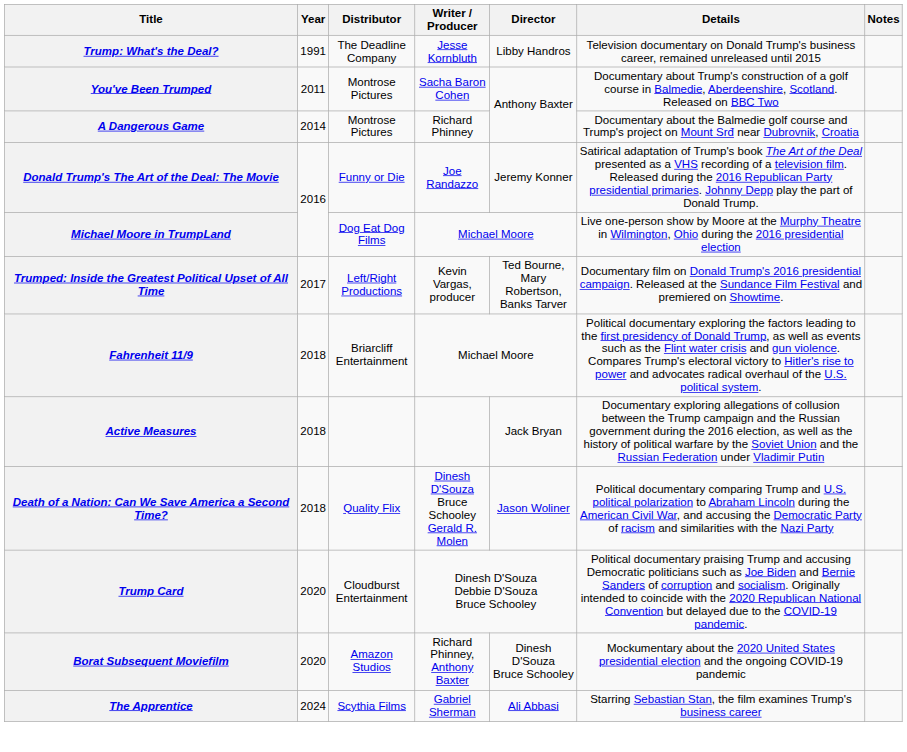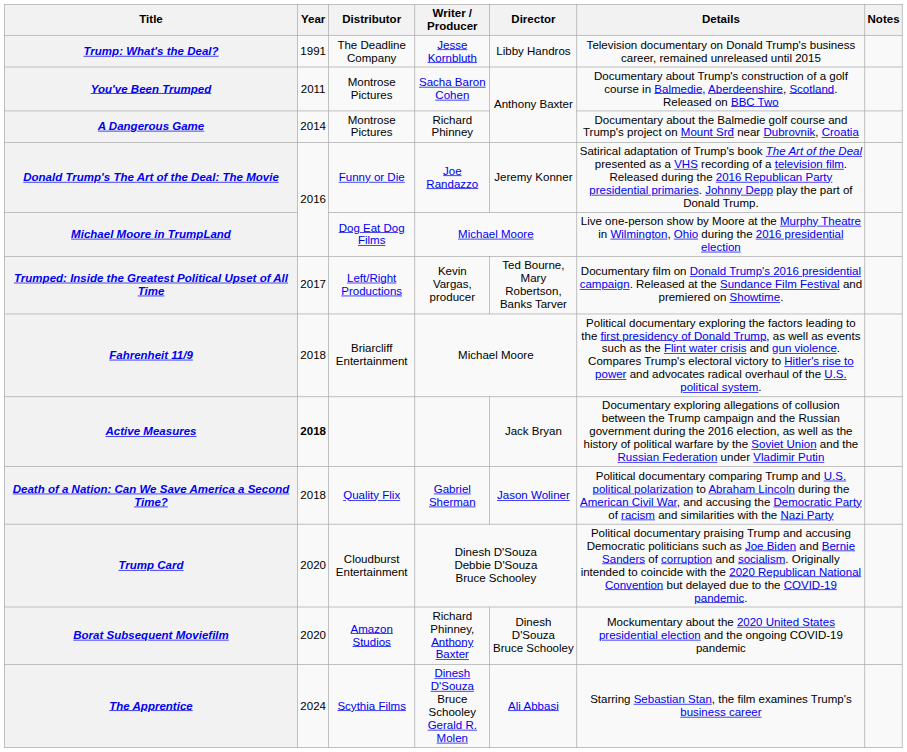(313, 431) normal -> (313, 431) bold
(452, 508) Dinesh D'Souza Bruce Schooley Gerald R. Molen -> (452, 495) Gabriel Sherman
(452, 705) Gabriel Sherman -> (452, 705) Dinesh D'Souza Bruce Schooley Gerald R. Molen
